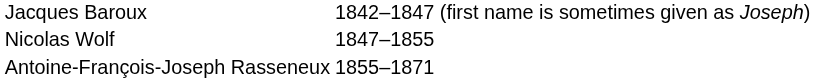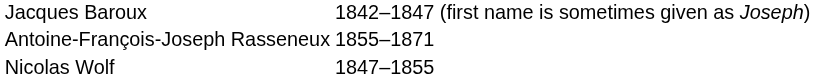rows swapped: (60, 40) <-> (167, 67)
